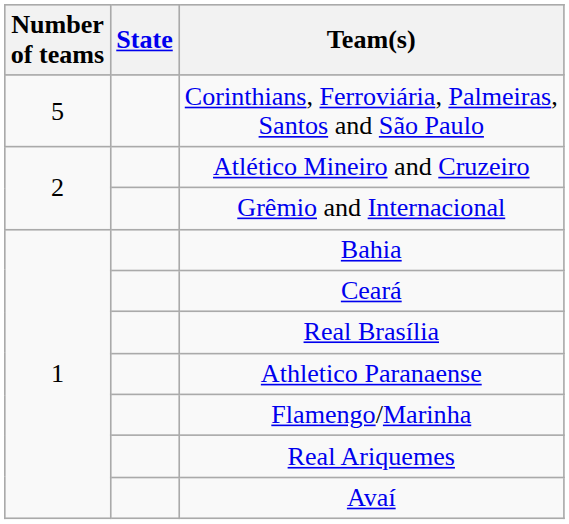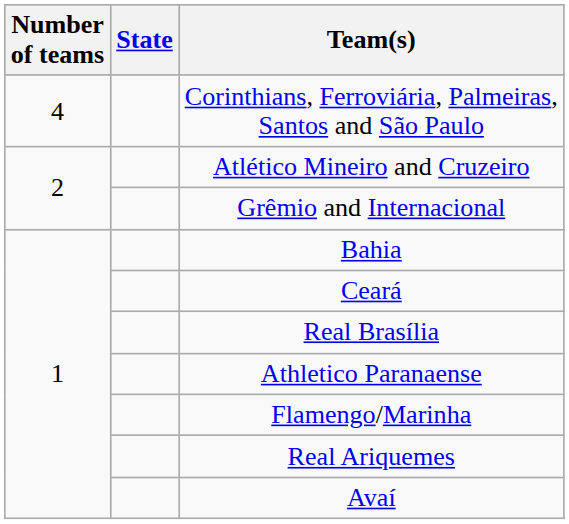(58, 110) 5 -> (58, 110) 4
